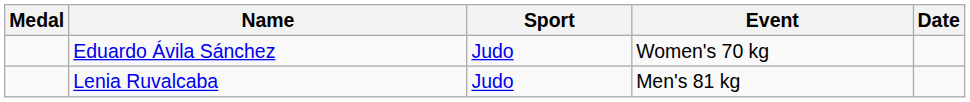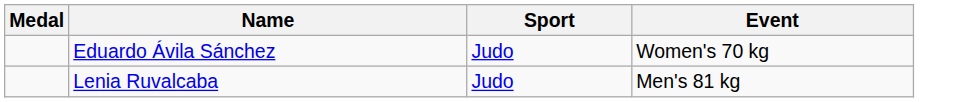- column: (939, 20)
